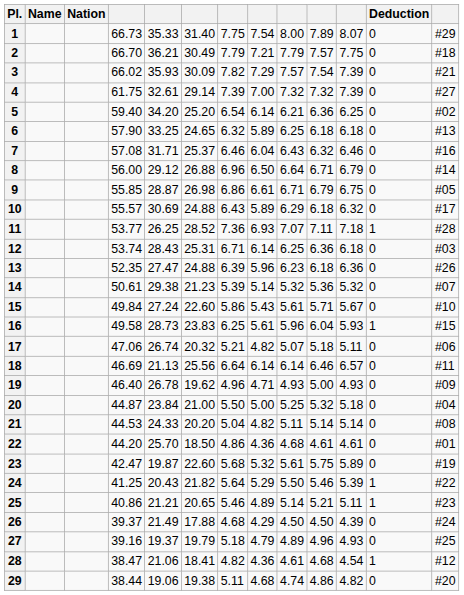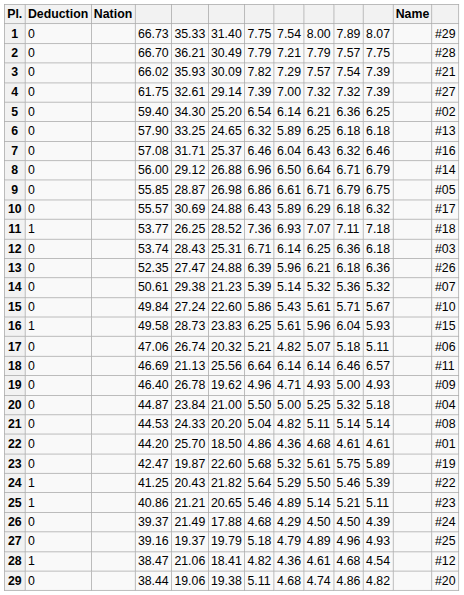columns swapped: (45, 14) <-> (399, 14)
(445, 53) #18 -> (445, 53) #28
(163, 111) 34.20 -> (190, 111) 34.30
(445, 229) #28 -> (445, 229) #18
(292, 268) 6.23 -> (319, 268) 6.21
